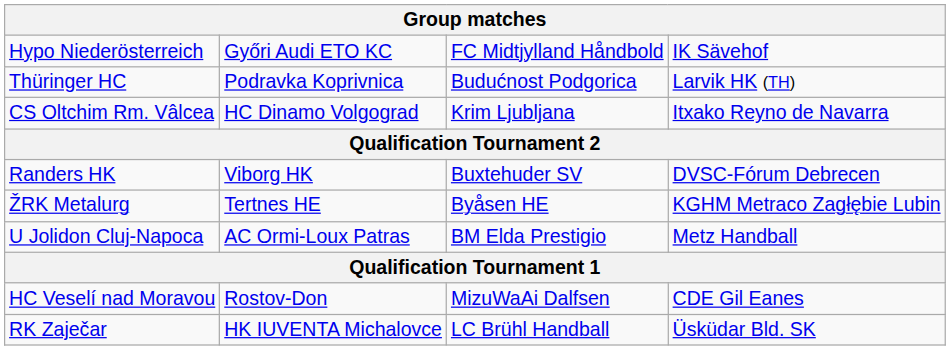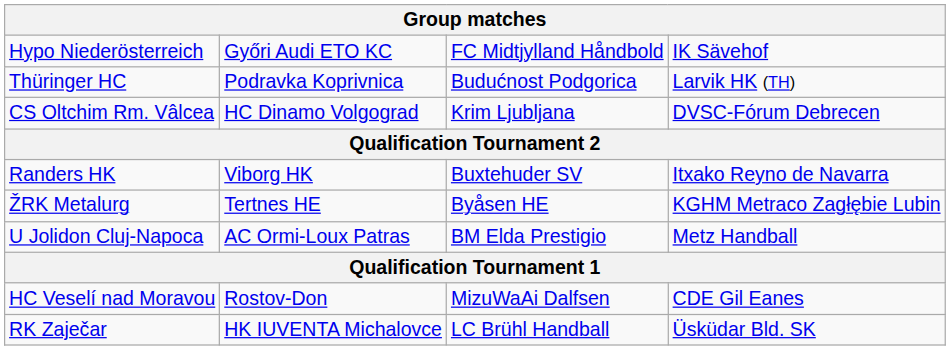(781, 112) Itxako Reyno de Navarra -> (776, 112) DVSC-Fórum Debrecen
(776, 174) DVSC-Fórum Debrecen -> (781, 174) Itxako Reyno de Navarra
